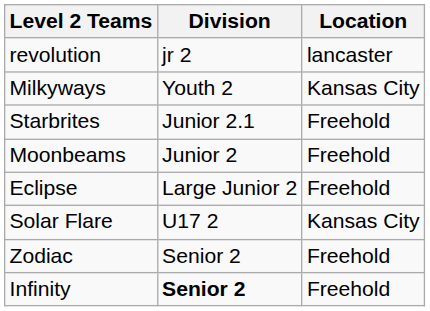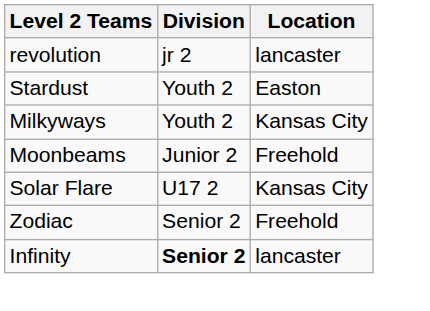+ row: (49, 88)
- row: (55, 121)
- row: (44, 188)
(349, 289) Freehold -> (298, 255) lancaster
